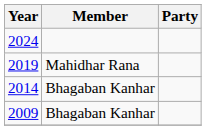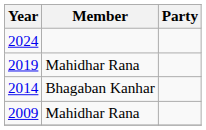(100, 112) Bhagaban Kanhar -> (92, 112) Mahidhar Rana
